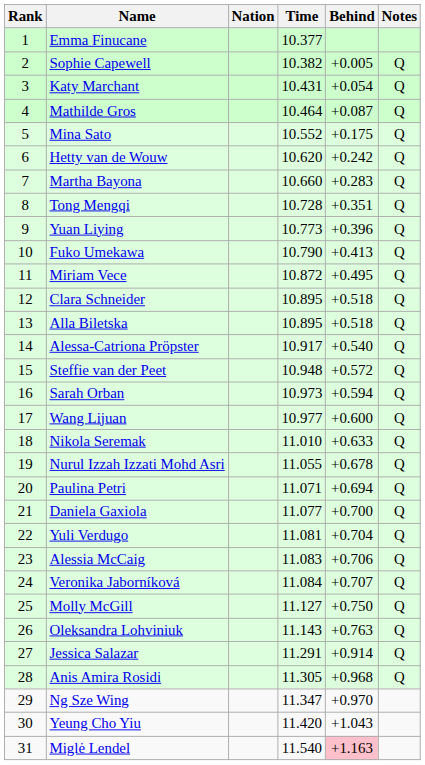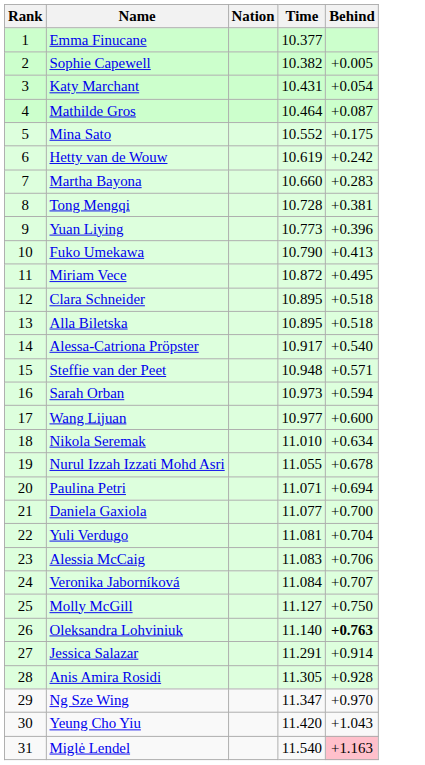- column: (399, 16)
(302, 157) 10.620 -> (302, 157) 10.619
(352, 205) +0.351 -> (352, 205) +0.381
(352, 370) +0.572 -> (352, 370) +0.571
(352, 441) +0.633 -> (352, 441) +0.634
(302, 629) 11.143 -> (302, 629) 11.140
(352, 629) normal -> (352, 629) bold
(352, 677) +0.968 -> (352, 677) +0.928
